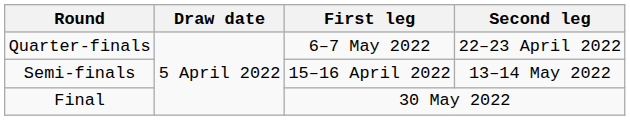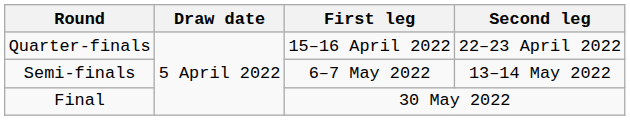(370, 46) 6–7 May 2022 -> (370, 46) 15–16 April 2022
(370, 74) 15–16 April 2022 -> (370, 74) 6–7 May 2022
